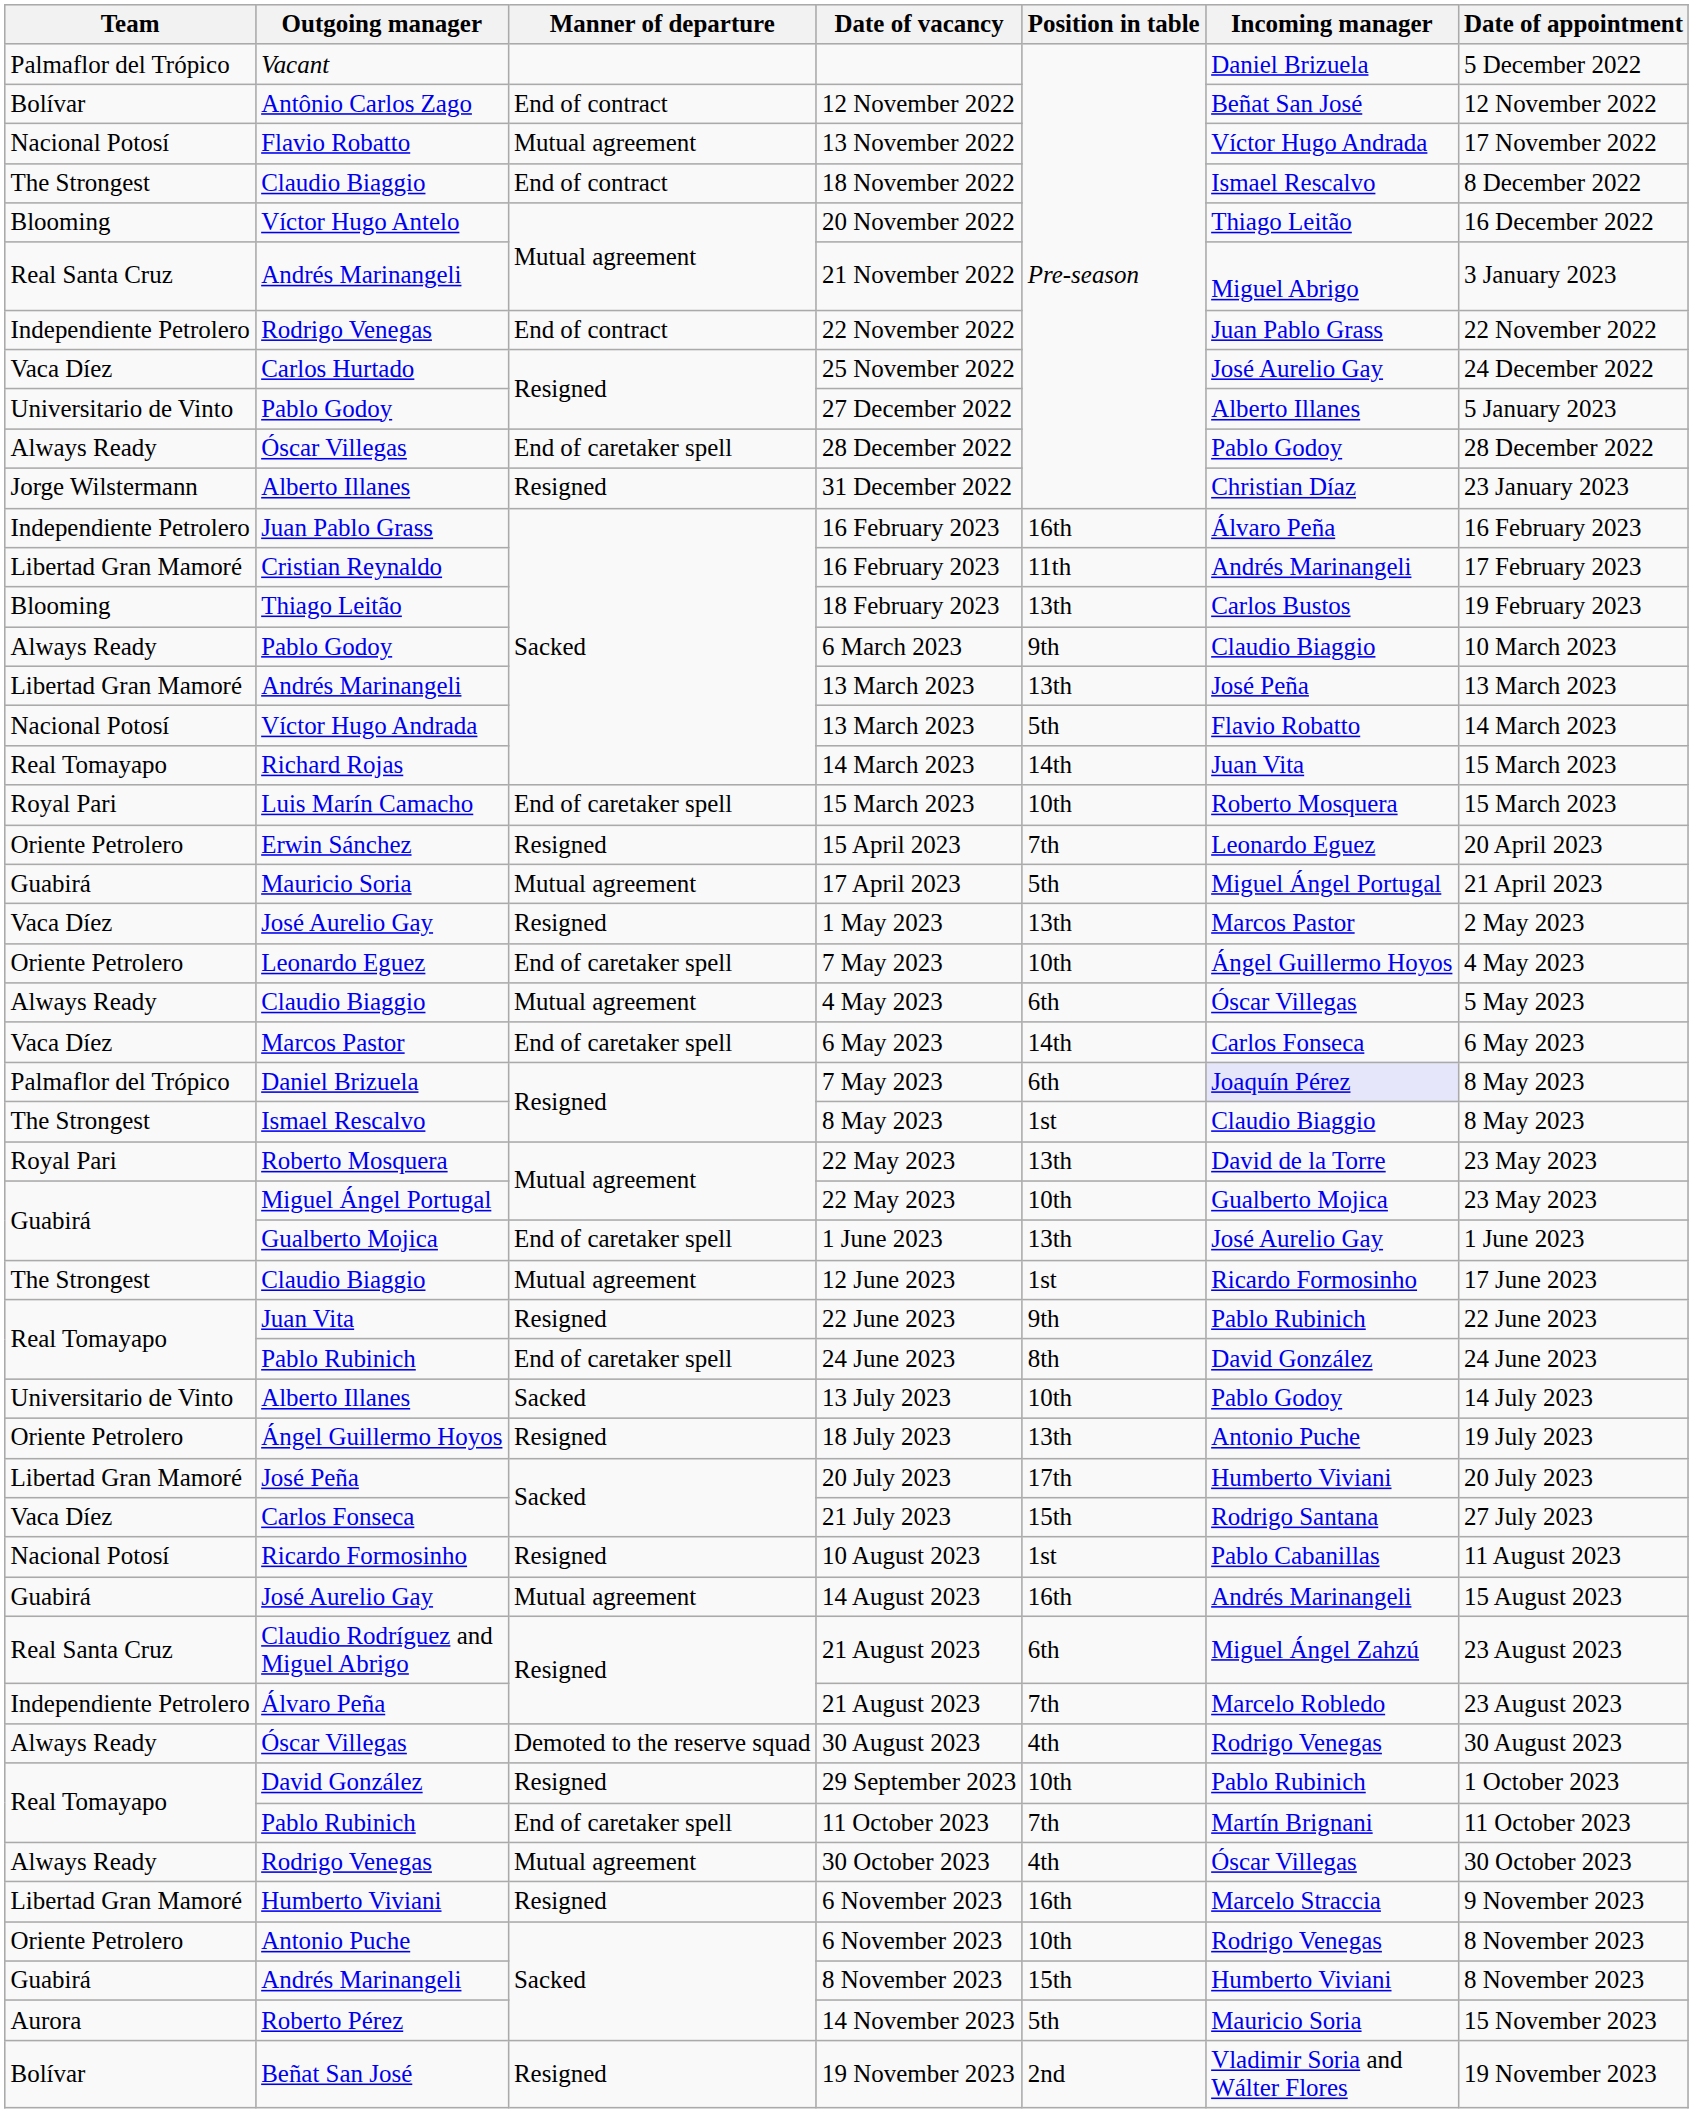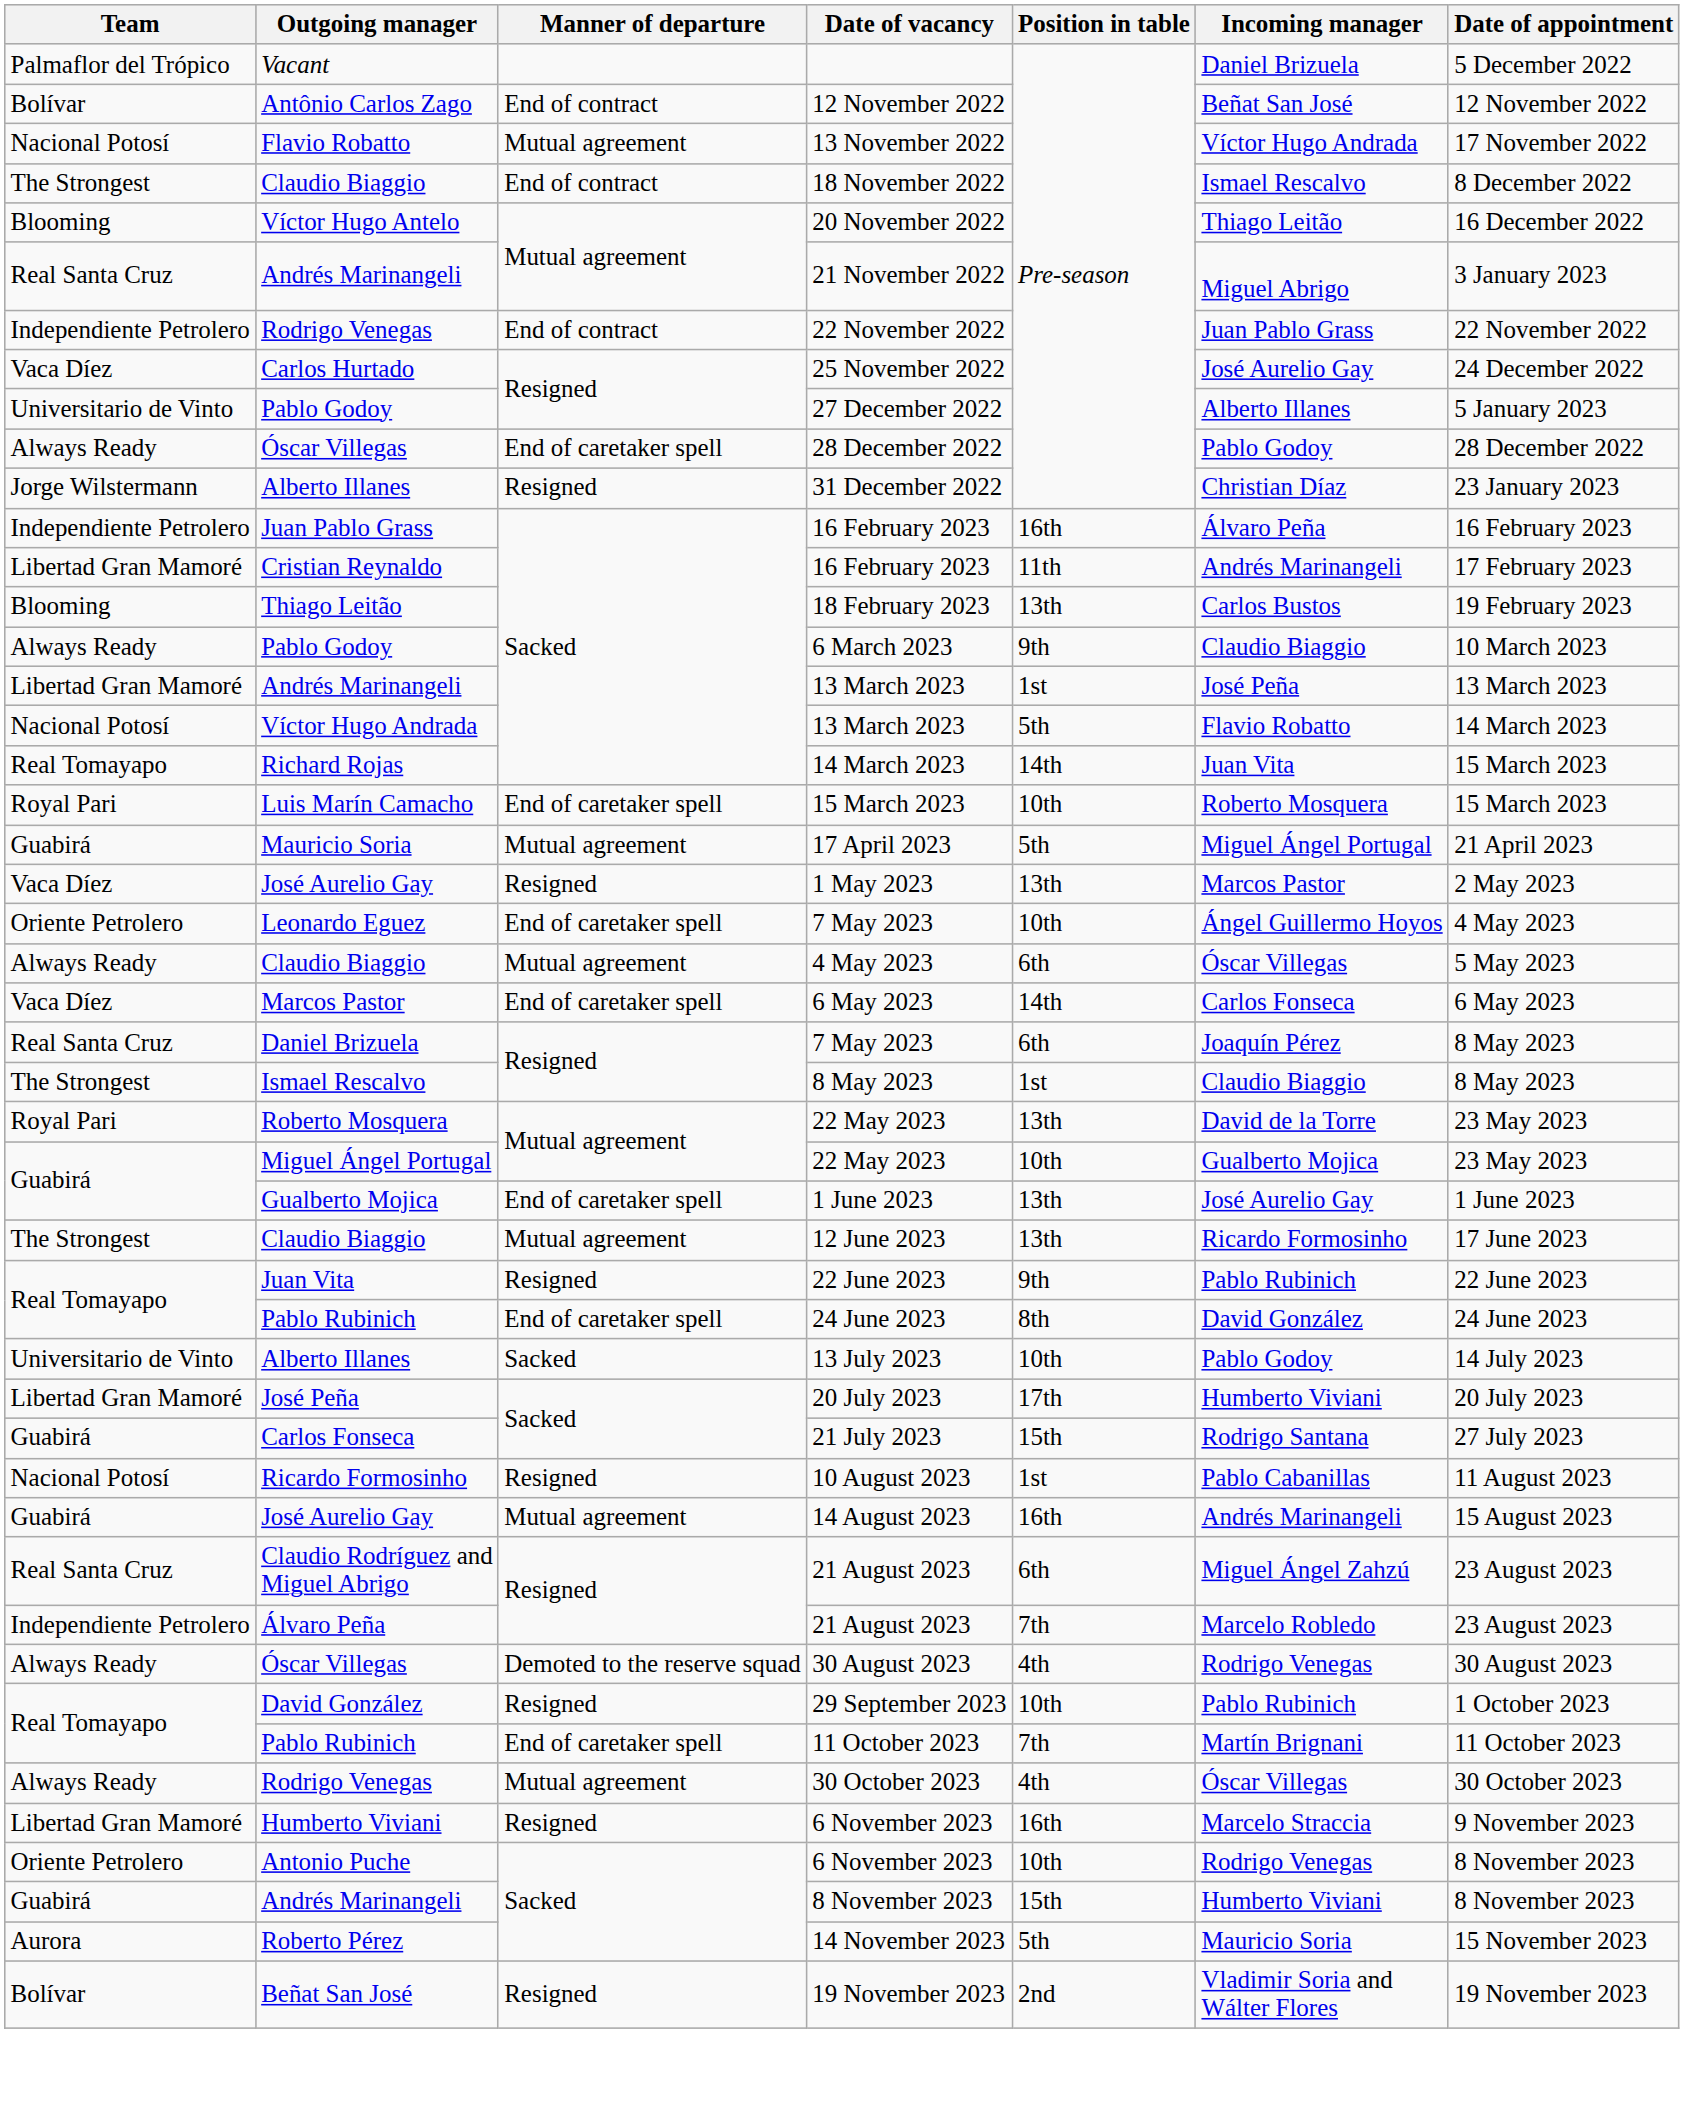(1050, 685) 13th -> (1033, 685) 1st
- row: (336, 844)
(120, 1081) Palmaflor del Trópico -> (92, 1041) Real Santa Cruz
(1281, 1081) lavender background -> (1271, 1041) no background
(1042, 1279) 1st -> (1040, 1239) 13th
- row: (382, 1437)
(61, 1517) Vaca Díez -> (51, 1437) Guabirá
